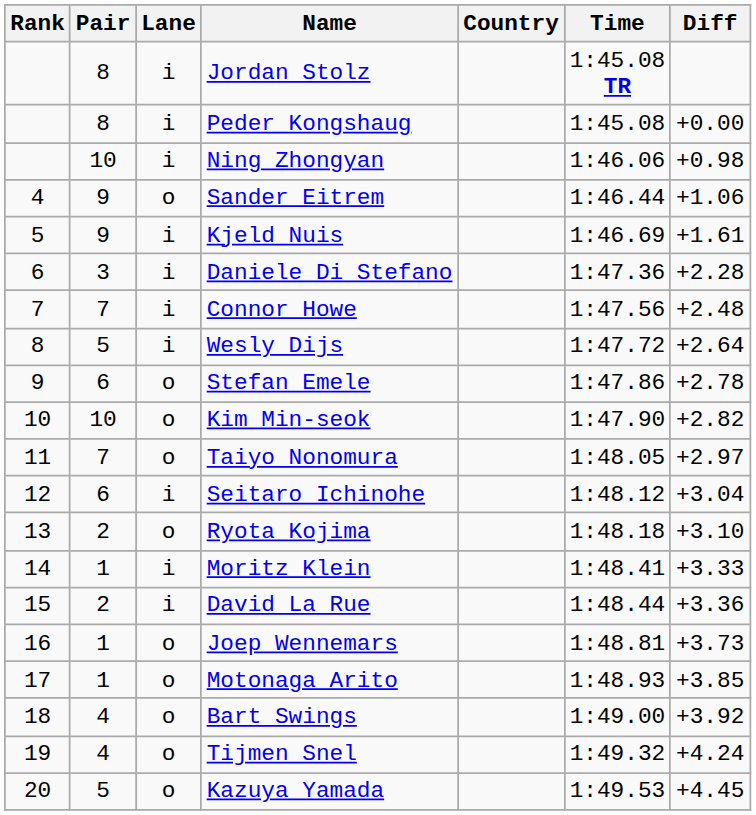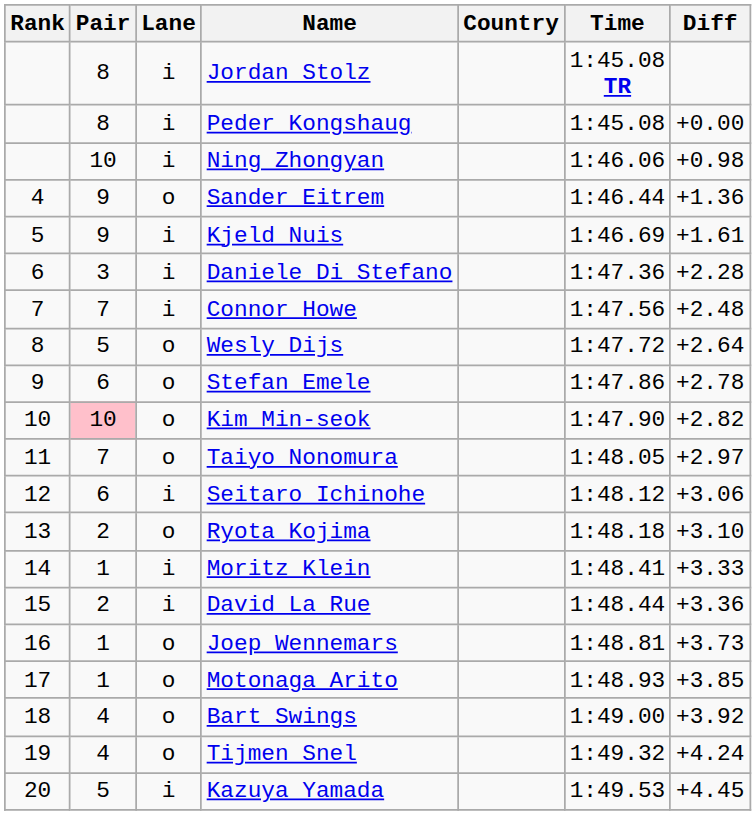(710, 198) +1.06 -> (710, 198) +1.36
(169, 346) i -> (169, 346) o
(103, 420) no background -> (103, 420) pink background
(710, 495) +3.04 -> (710, 495) +3.06
(169, 791) o -> (169, 791) i
